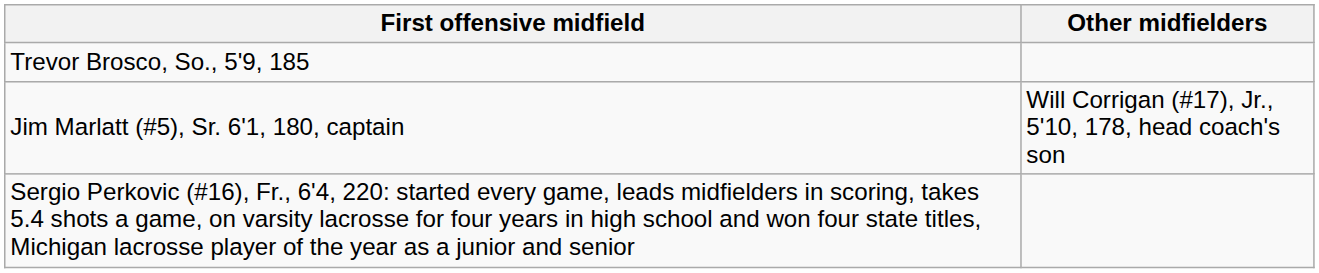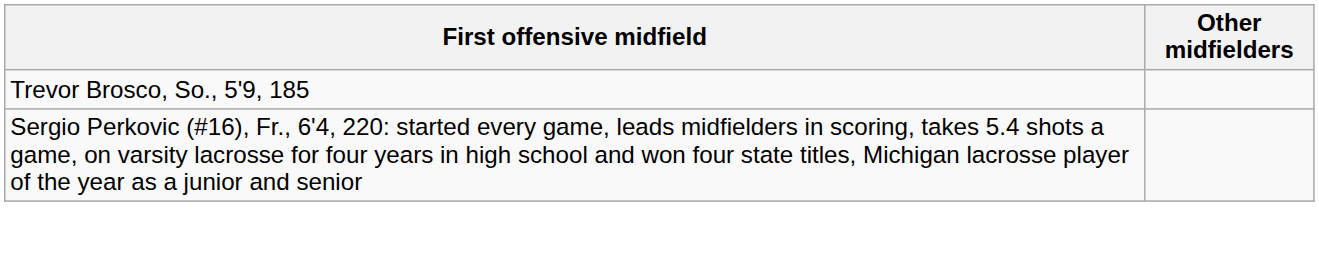- row: (207, 127)
